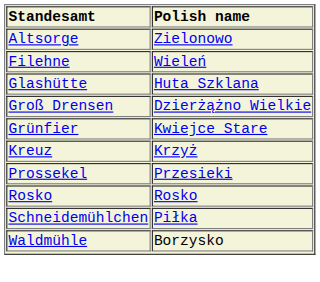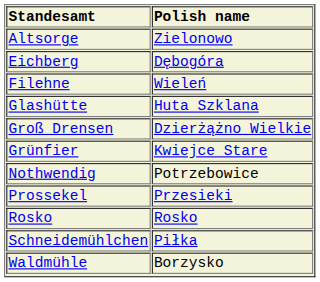+ row: (43, 62)
- row: (30, 151)
+ row: (52, 174)
